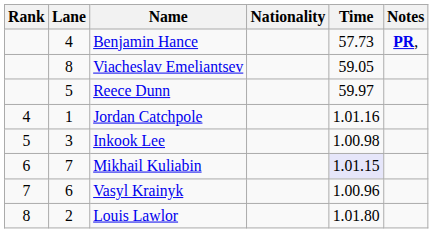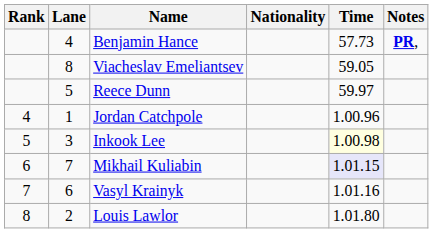(356, 116) 1.01.16 -> (356, 116) 1.00.96
(356, 141) no background -> (356, 141) lightyellow background
(356, 191) 1.00.96 -> (356, 191) 1.01.16
